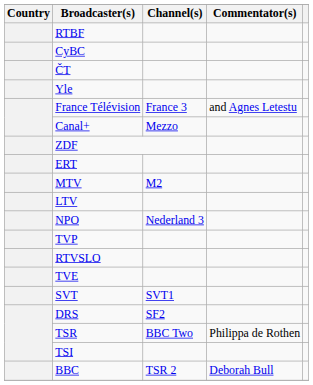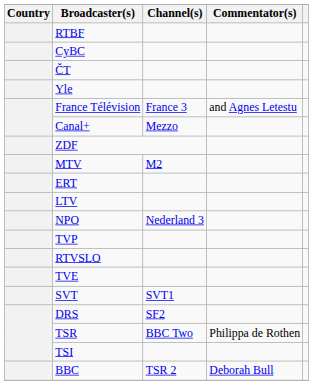rows swapped: (66, 164) <-> (68, 182)
